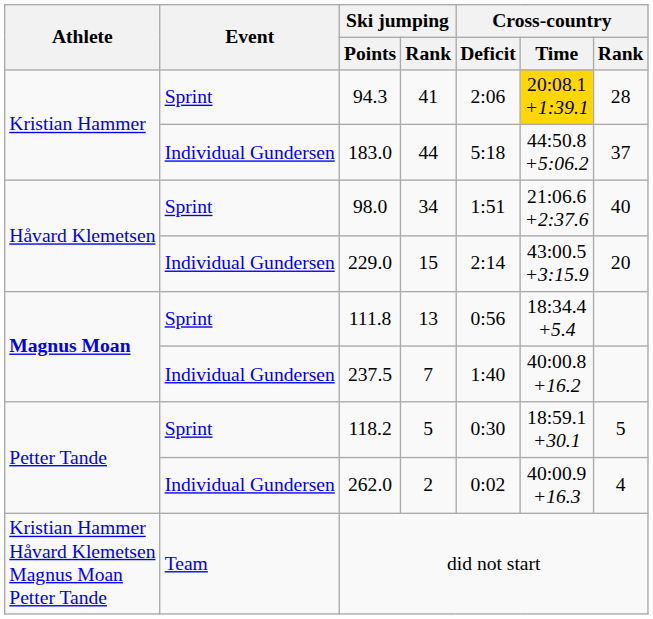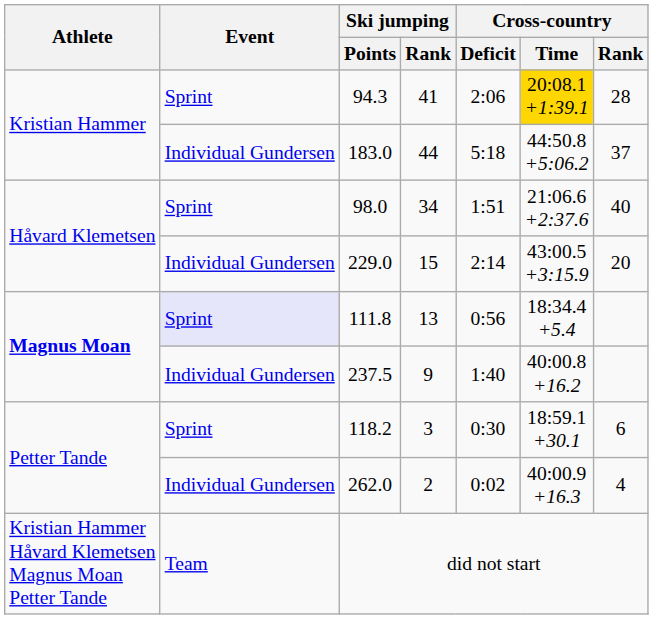(189, 318) no background -> (189, 318) lavender background
(428, 374) 7 -> (428, 374) 9
(428, 429) 5 -> (428, 429) 3
(621, 429) 5 -> (621, 429) 6
